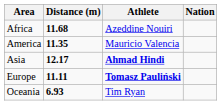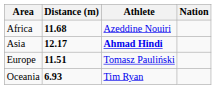- row: (24, 44)
(57, 76) 11.11 -> (55, 60) 11.51
(143, 76) bold -> (139, 60) normal
